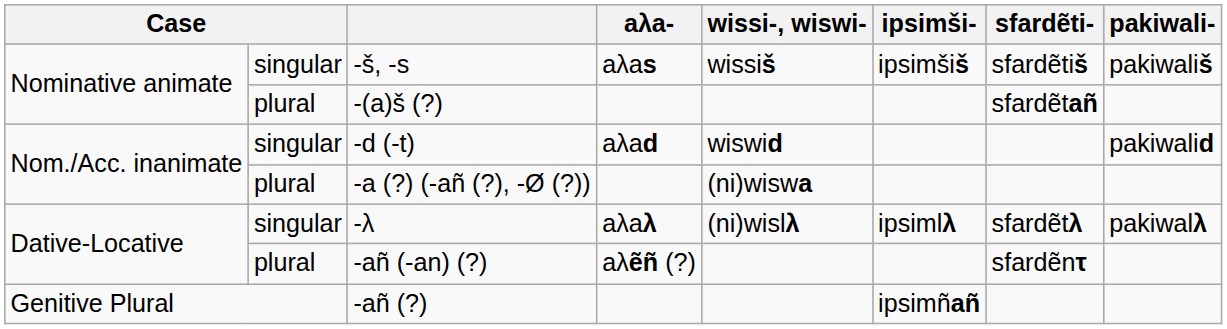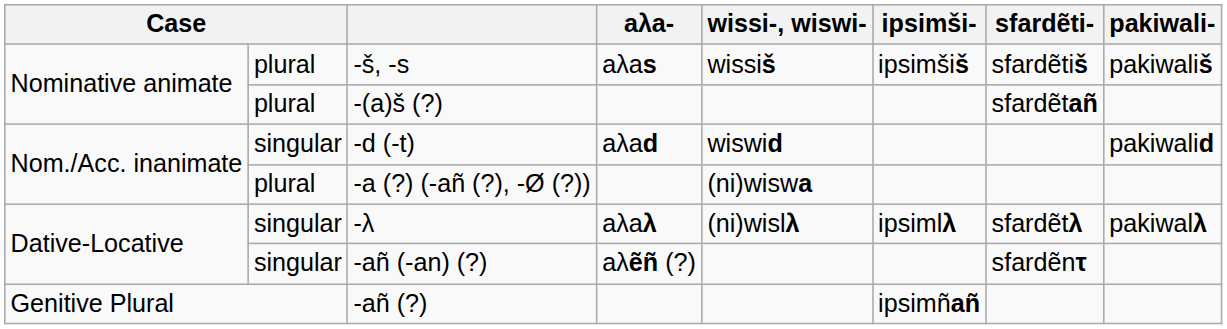(298, 64) singular -> (285, 64) plural
(285, 263) plural -> (298, 263) singular
